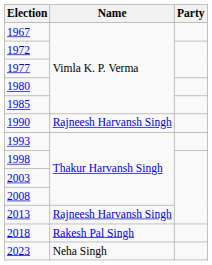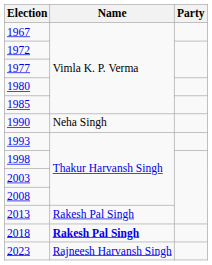(112, 123) Rajneesh Harvansh Singh -> (80, 123) Neha Singh
(112, 214) Rajneesh Harvansh Singh -> (93, 214) Rakesh Pal Singh
(93, 232) normal -> (96, 232) bold
(80, 251) Neha Singh -> (112, 251) Rajneesh Harvansh Singh
